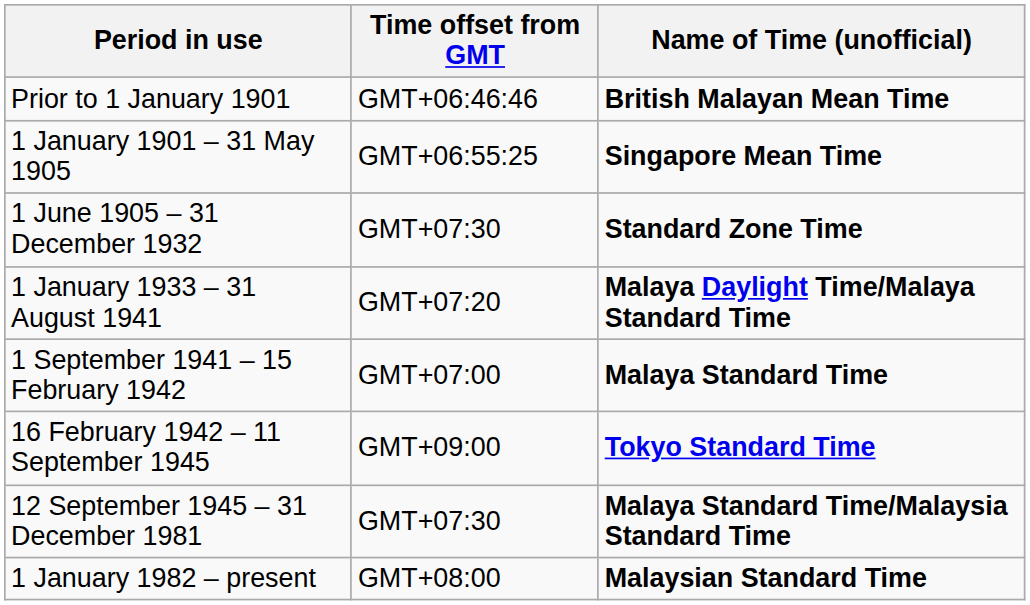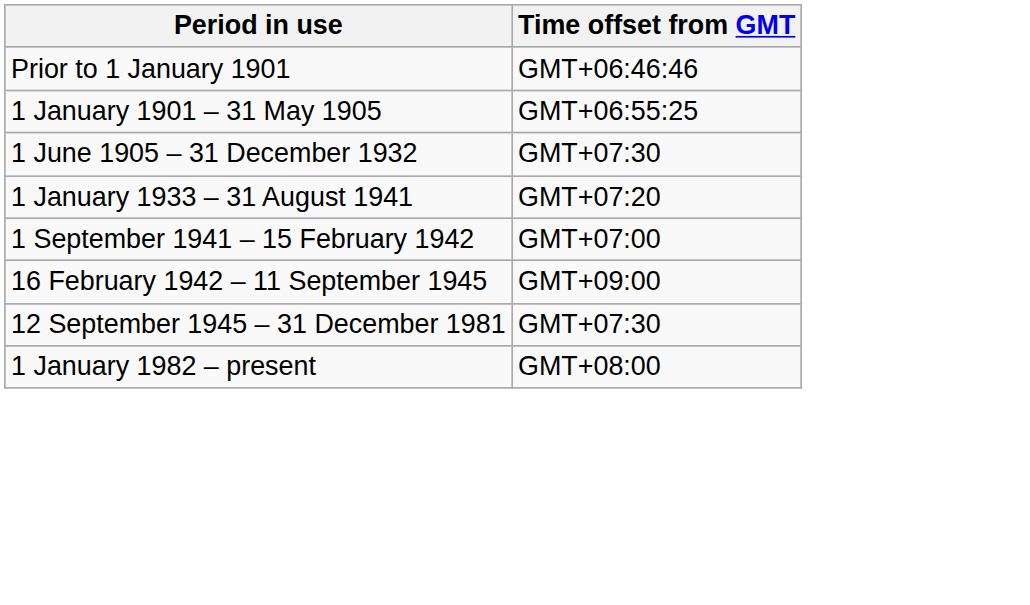- column: (812, 40)
